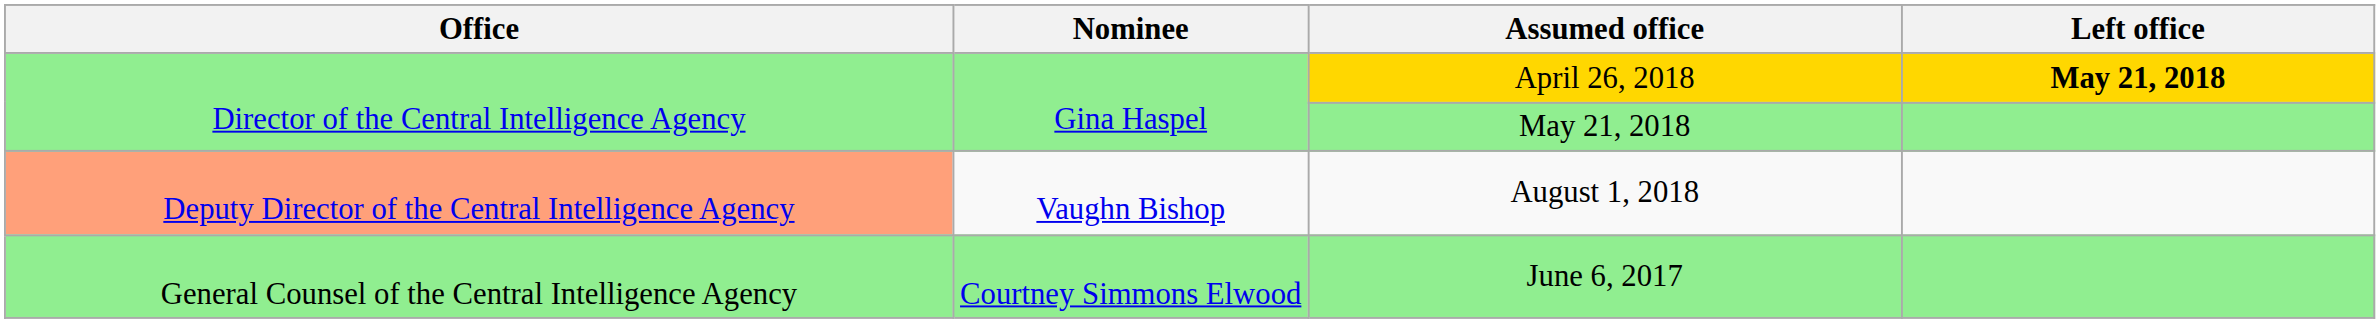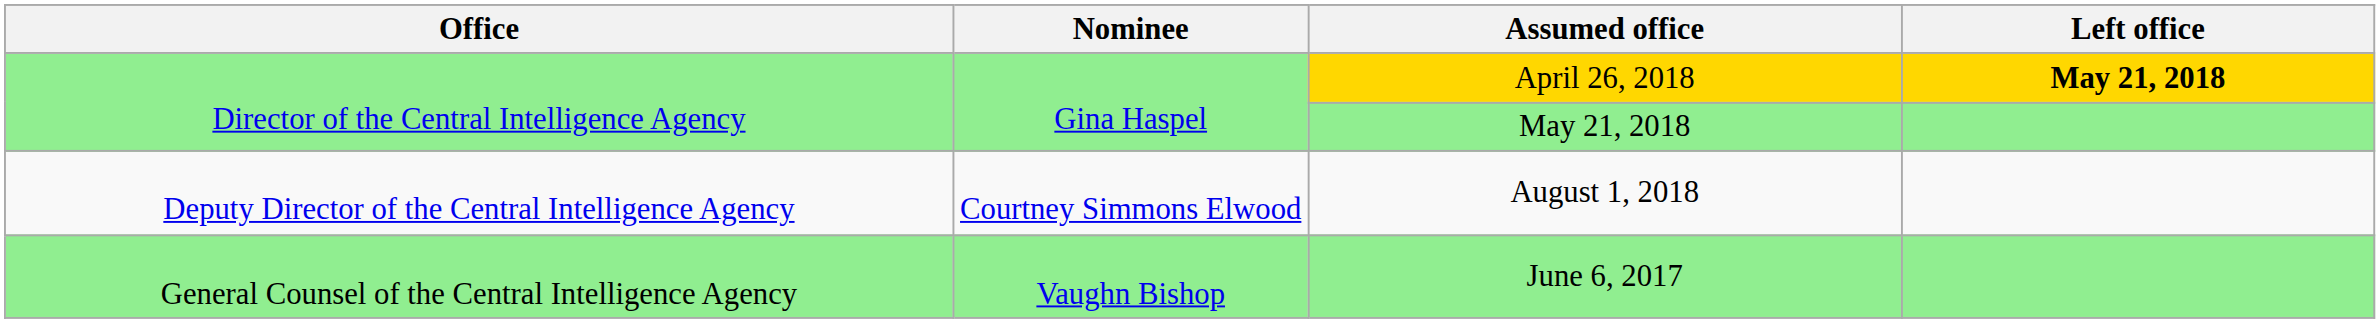(479, 209) lightsalmon background -> (479, 209) no background
(1131, 209) Vaughn Bishop -> (1131, 209) Courtney Simmons Elwood
(1131, 292) Courtney Simmons Elwood -> (1131, 292) Vaughn Bishop
